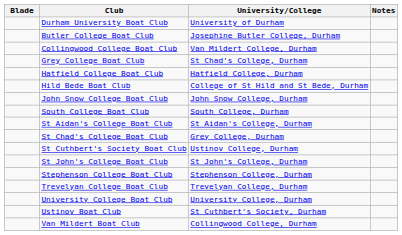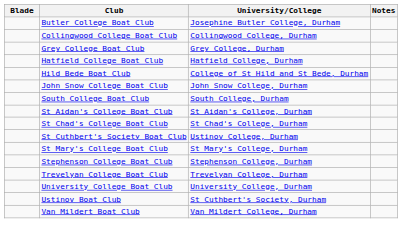- row: (105, 23)
(254, 49) Van Mildert College, Durham -> (254, 36) Collingwood College, Durham
(249, 61) St Chad's College, Durham -> (237, 49) Grey College, Durham
(237, 137) Grey College, Durham -> (249, 124) St Chad's College, Durham
- row: (105, 162)
+ row: (105, 149)
(254, 224) Collingwood College, Durham -> (254, 212) Van Mildert College, Durham
